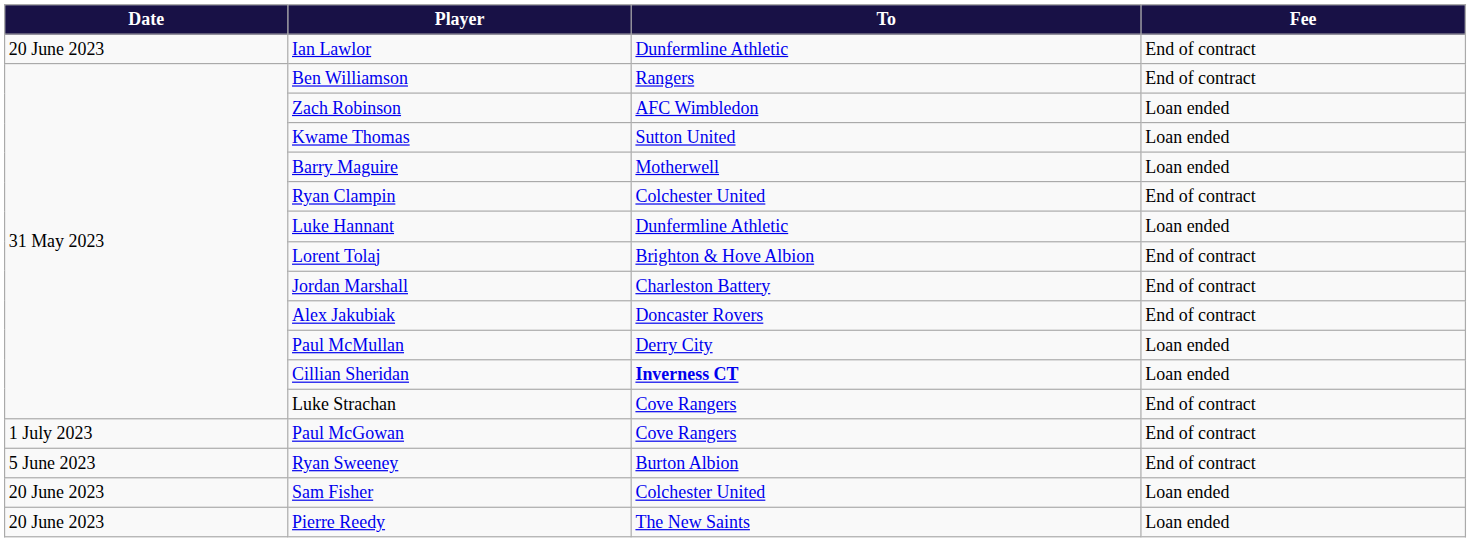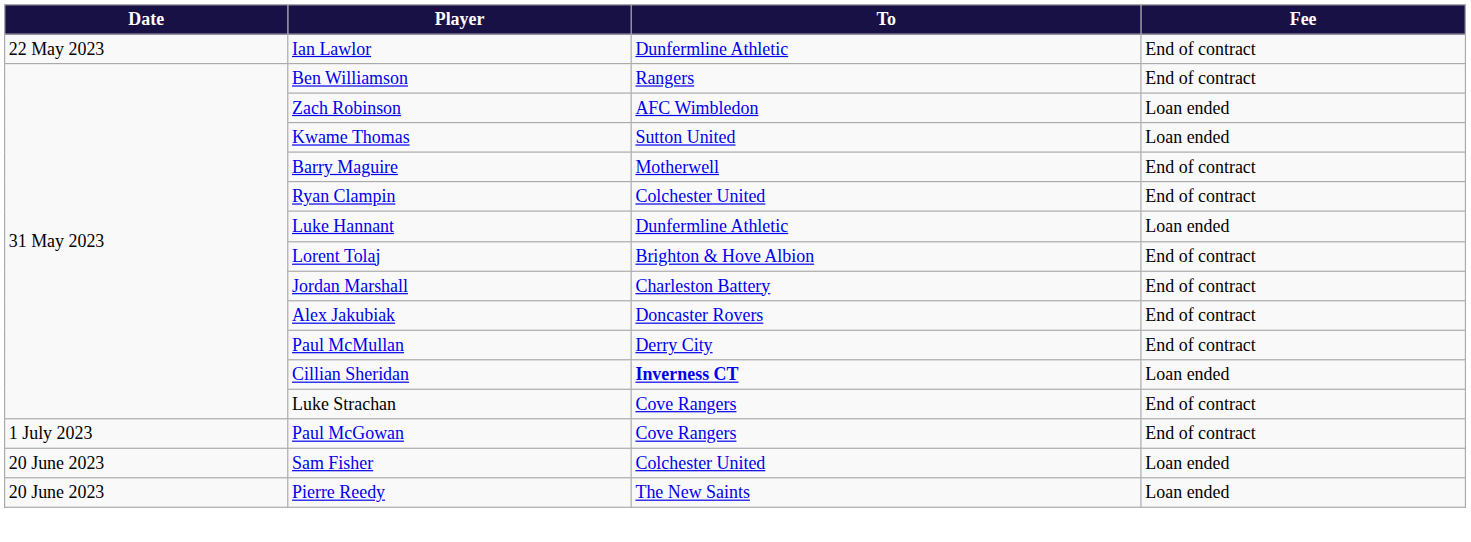(57, 49) 20 June 2023 -> (57, 49) 22 May 2023
(1187, 167) Loan ended -> (1201, 167) End of contract
(1187, 344) Loan ended -> (1201, 344) End of contract
- row: (345, 463)
